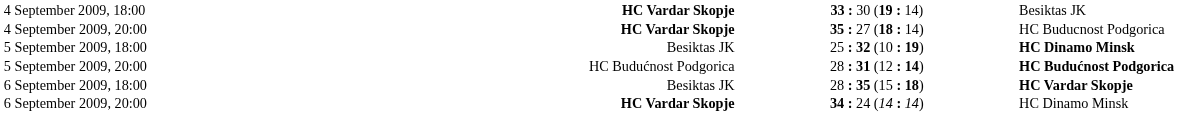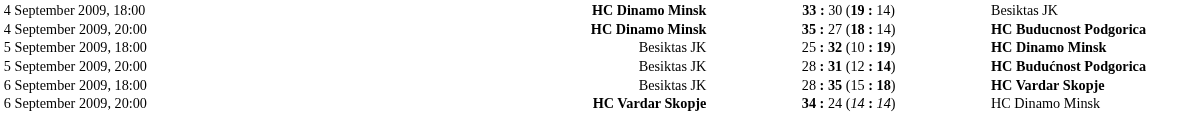(678, 10) HC Vardar Skopje -> (649, 10) HC Dinamo Minsk
(678, 29) HC Vardar Skopje -> (649, 29) HC Dinamo Minsk
(1092, 29) normal -> (1069, 29) bold
(662, 66) HC Budućnost Podgorica -> (673, 66) Besiktas JK
